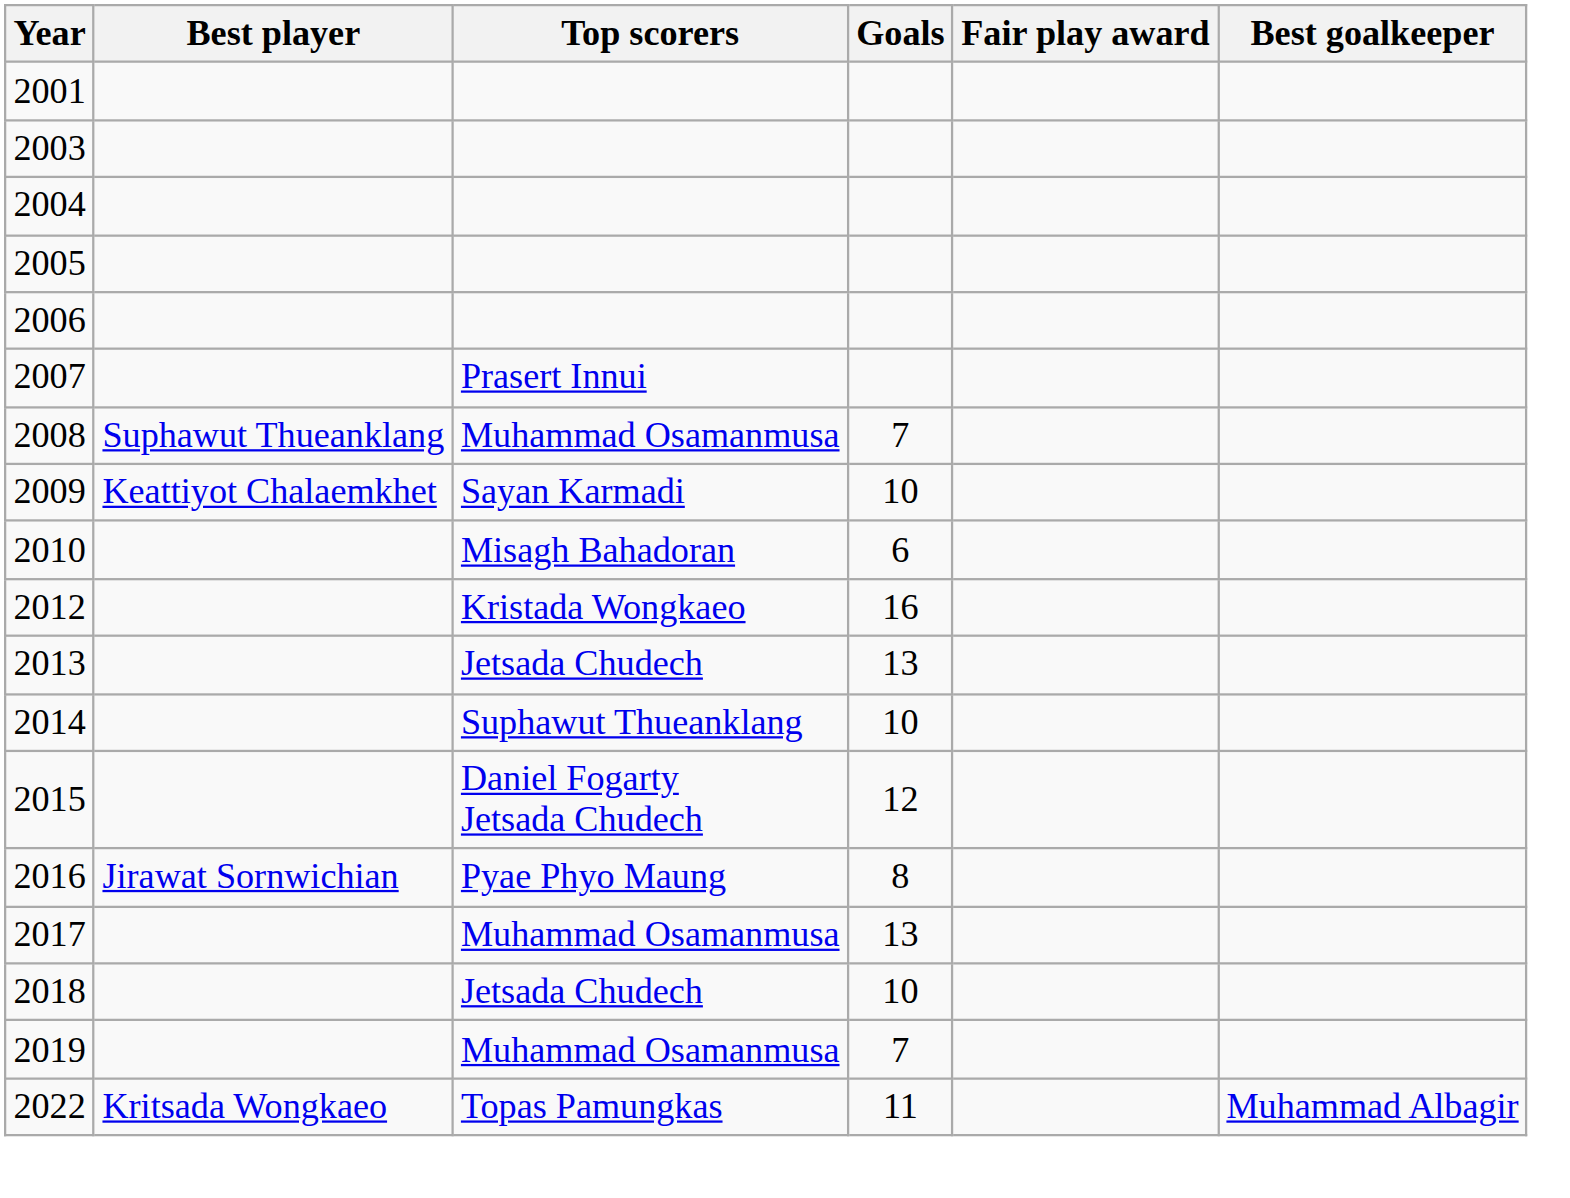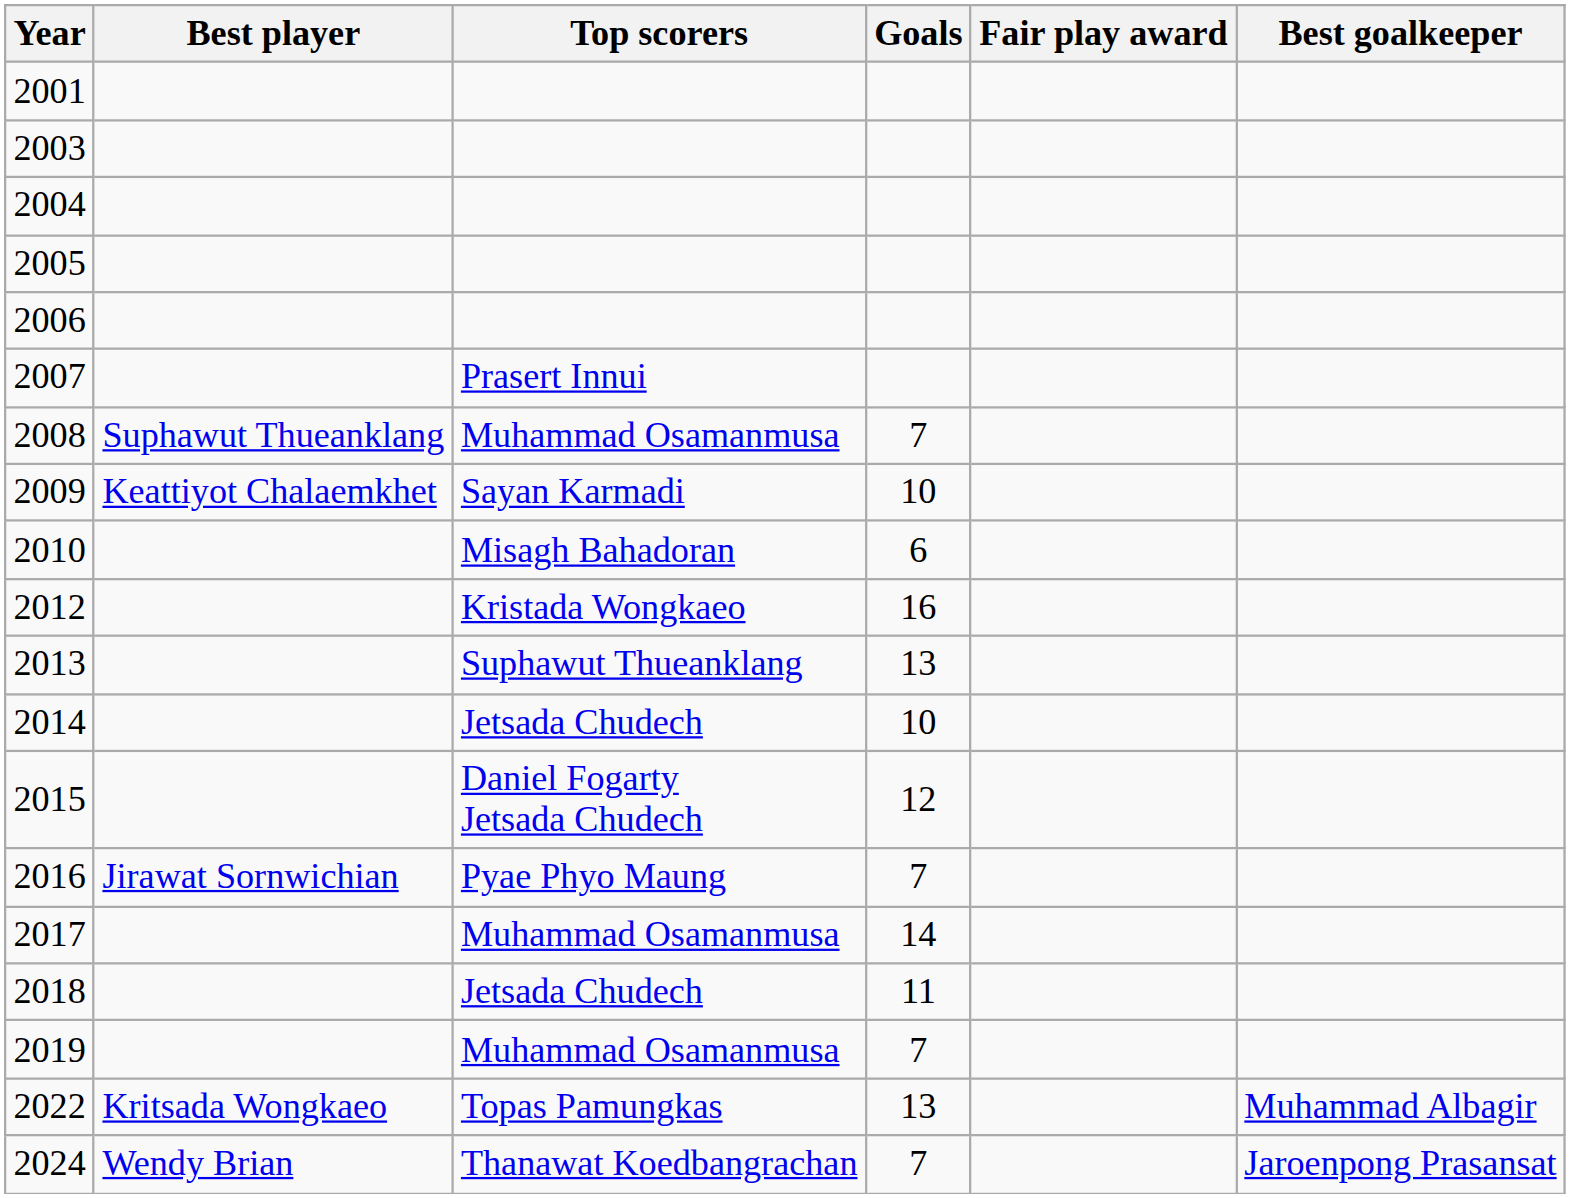(582, 663) Jetsada Chudech -> (632, 663) Suphawut Thueanklang
(632, 721) Suphawut Thueanklang -> (582, 721) Jetsada Chudech
(900, 876) 8 -> (918, 876) 7
(900, 934) 13 -> (918, 934) 14
(900, 991) 10 -> (918, 991) 11
(900, 1106) 11 -> (918, 1106) 13
+ row: (50, 1163)
